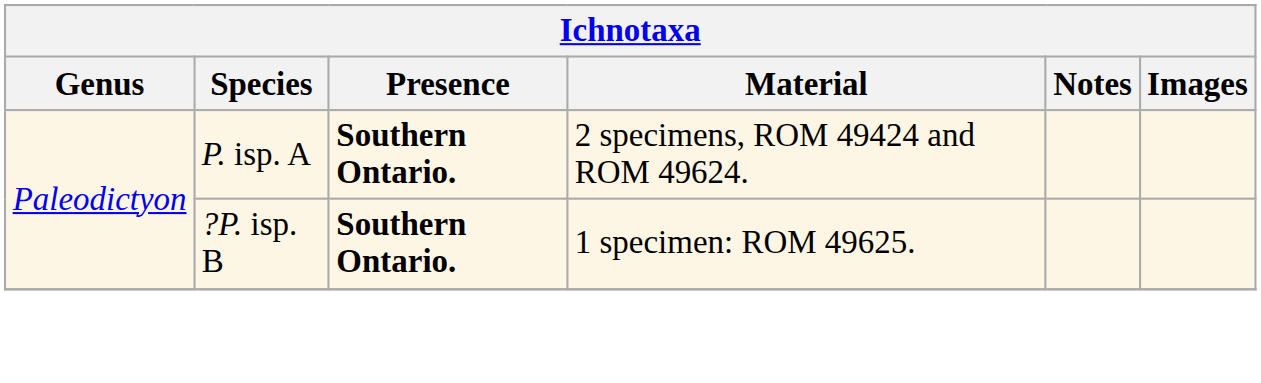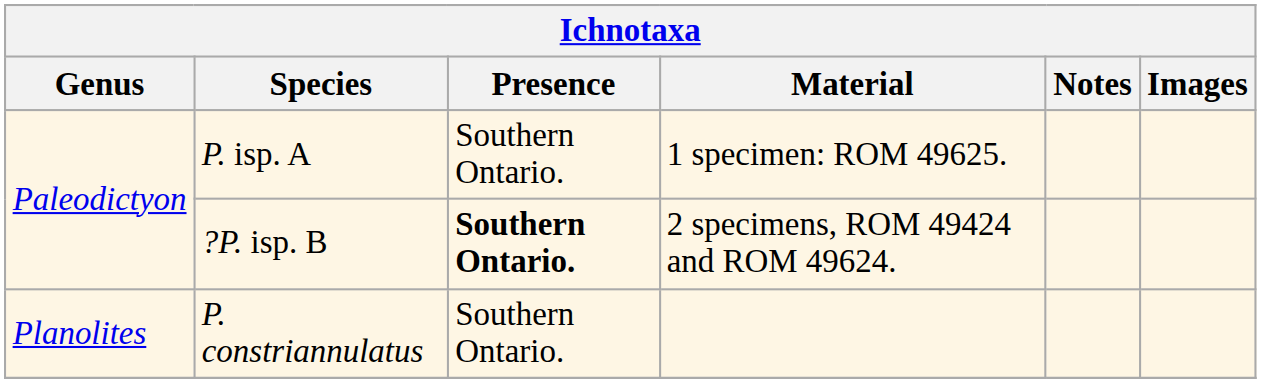(401, 153) bold -> (515, 153) normal
(775, 153) 2 specimens, ROM 49424 and ROM 49624. -> (837, 153) 1 specimen: ROM 49625.
(745, 243) 1 specimen: ROM 49625. -> (839, 243) 2 specimens, ROM 49424 and ROM 49624.
+ row: (313, 332)
